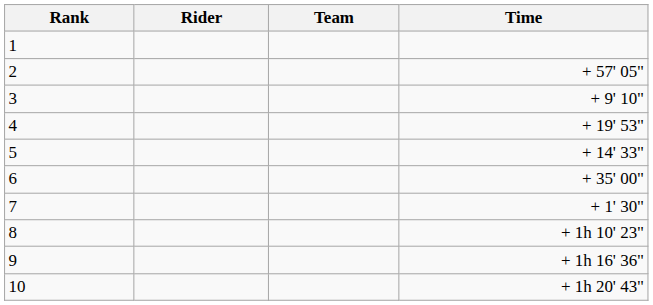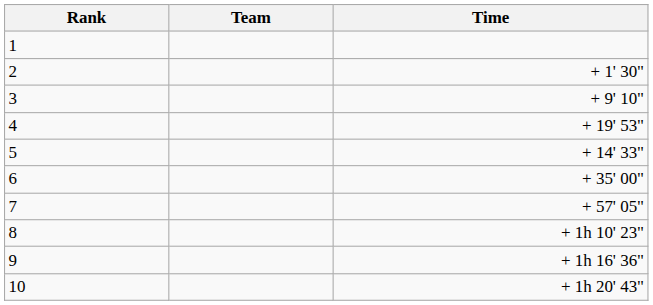- column: (201, 17)
(613, 71) + 57' 05" -> (617, 71) + 1' 30"
(617, 206) + 1' 30" -> (613, 206) + 57' 05"
